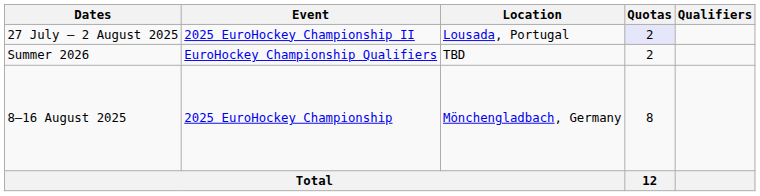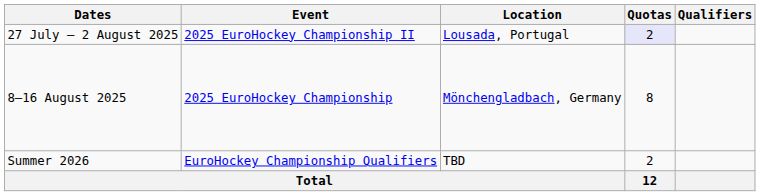rows swapped: (67, 118) <-> (48, 55)
